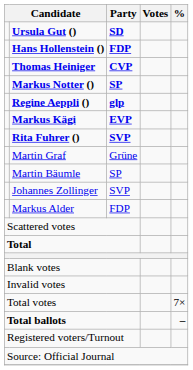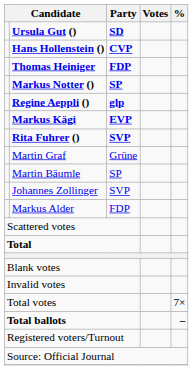(120, 48) FDP -> (121, 48) CVP
(121, 66) CVP -> (120, 66) FDP
